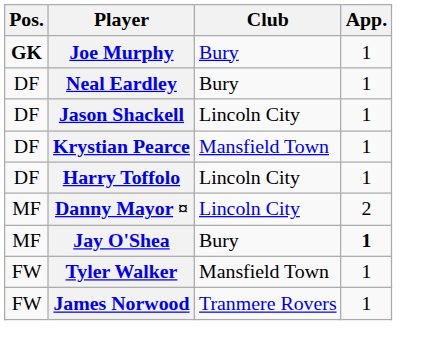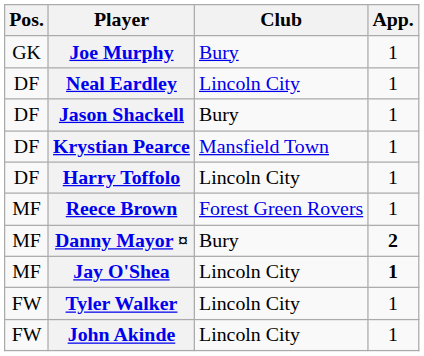(27, 51) bold -> (27, 51) normal
(219, 83) Bury -> (249, 83) Lincoln City
(249, 114) Lincoln City -> (219, 114) Bury
+ row: (121, 209)
(249, 209) Lincoln City -> (219, 240) Bury
(366, 209) normal -> (393, 240) bold
(219, 240) Bury -> (249, 271) Lincoln City
(264, 271) Mansfield Town -> (249, 303) Lincoln City
- row: (121, 303)
+ row: (121, 334)
